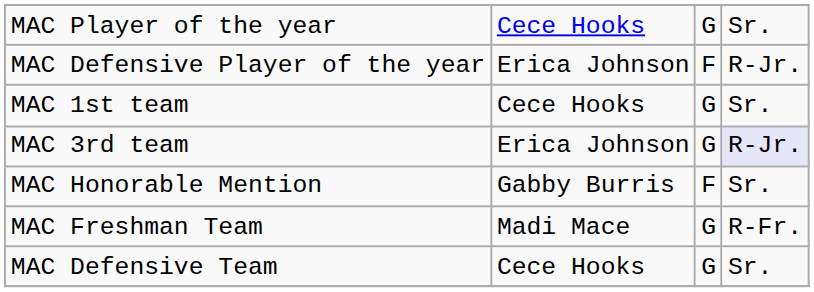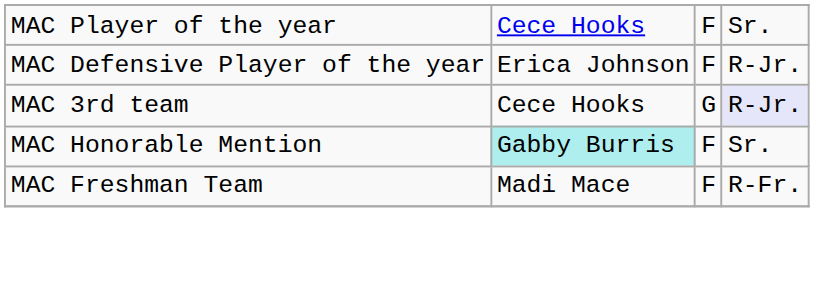(709, 25) G -> (709, 25) F
- row: (100, 106)
(593, 146) Erica Johnson -> (571, 106) Cece Hooks
(586, 186) no background -> (586, 146) paleturquoise background
(709, 226) G -> (709, 186) F
- row: (144, 267)
